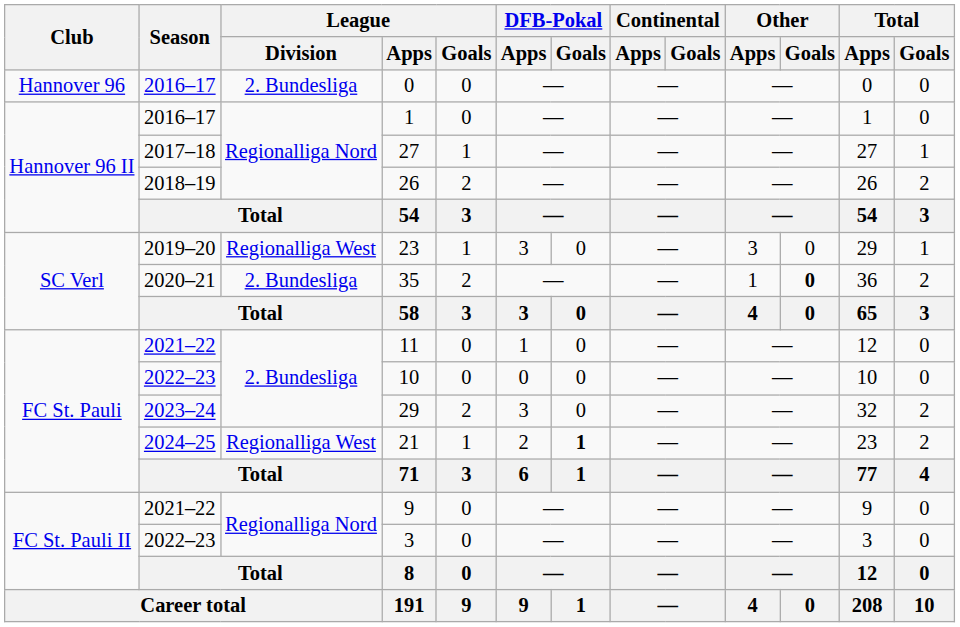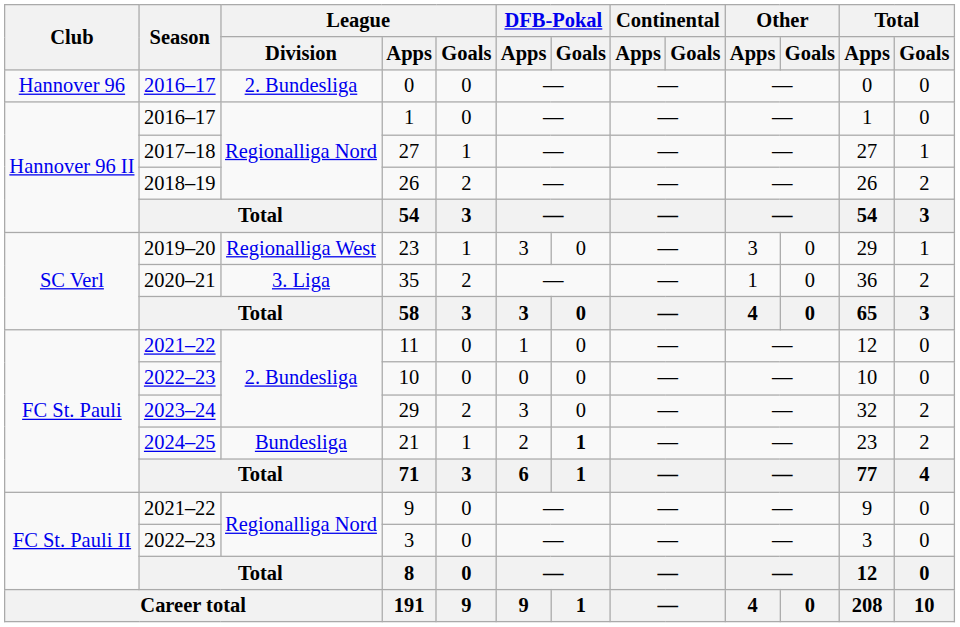(301, 280) 2. Bundesliga -> (301, 280) 3. Liga
(810, 280) bold -> (810, 280) normal
(301, 442) Regionalliga West -> (301, 442) Bundesliga
